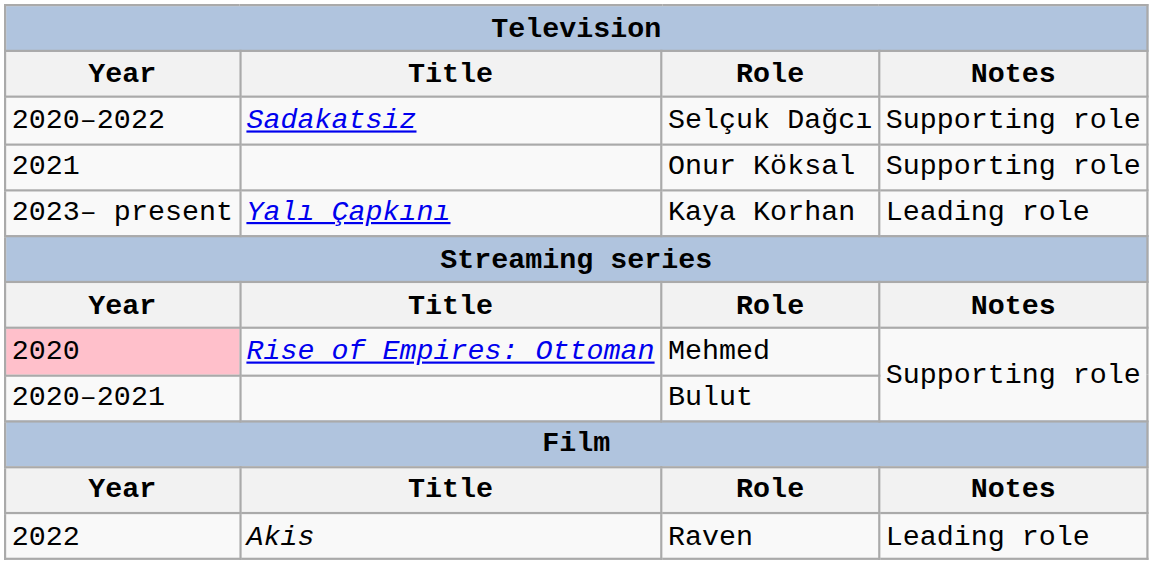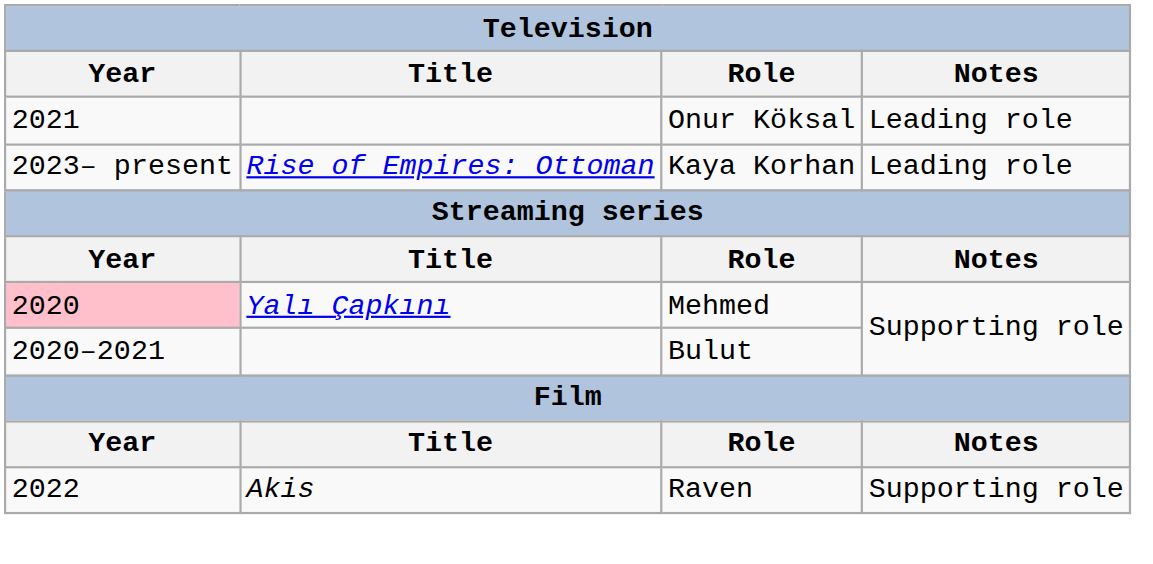- row: (770, 121)
(1013, 167) Supporting role -> (971, 121) Leading role
(348, 213) Yalı Çapkını -> (451, 167) Rise of Empires: Ottoman
(451, 352) Rise of Empires: Ottoman -> (348, 305) Yalı Çapkını
(988, 536) Leading role -> (996, 490) Supporting role
